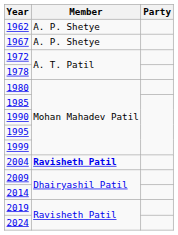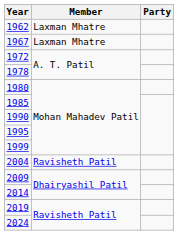(67, 27) A. P. Shetye -> (69, 27) Laxman Mhatre
(67, 42) A. P. Shetye -> (69, 42) Laxman Mhatre
(75, 162) bold -> (75, 162) normal
